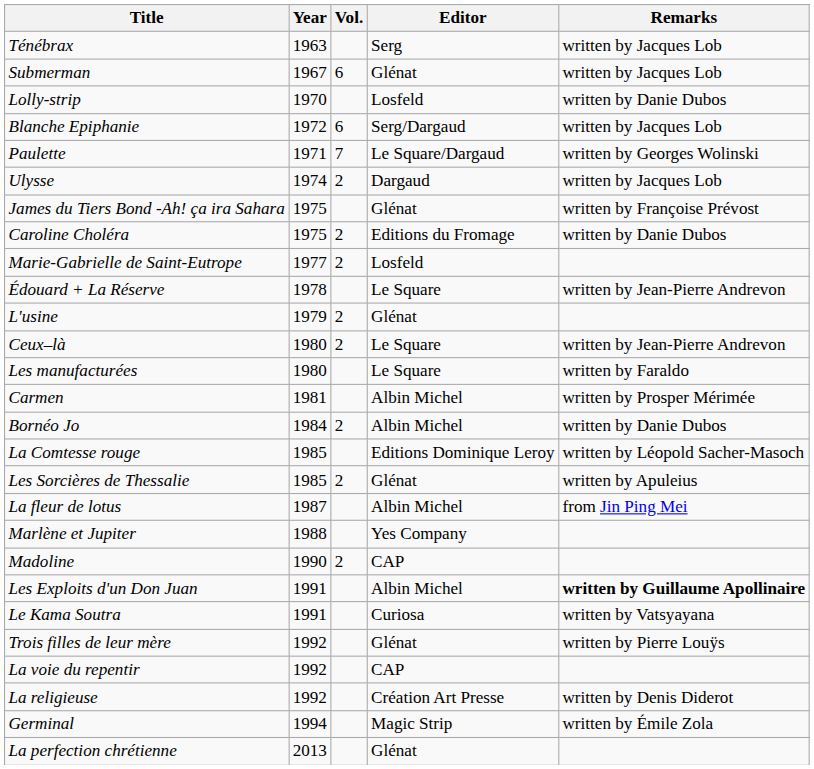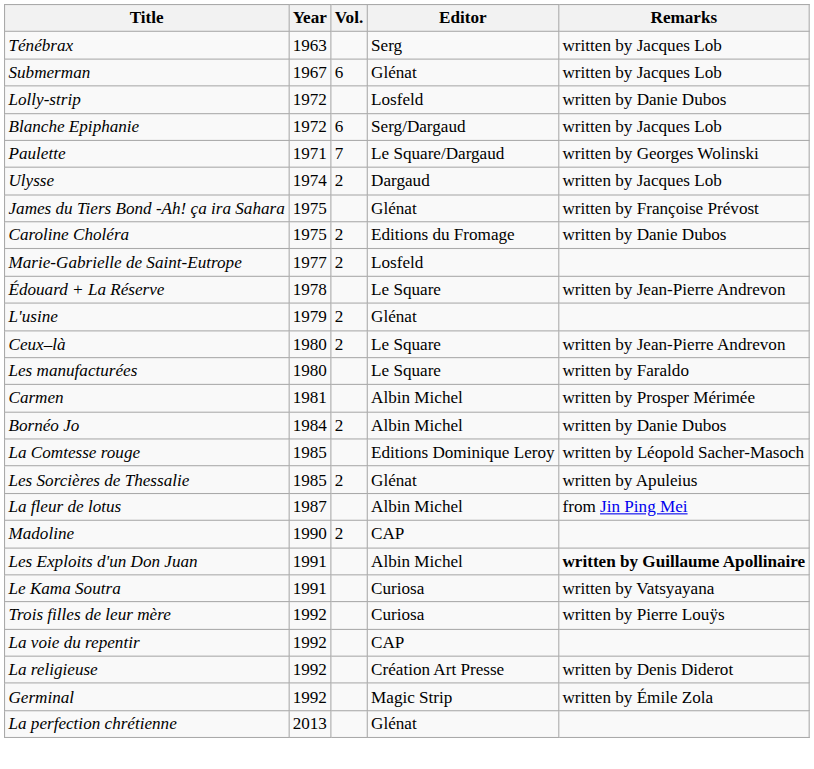(310, 99) 1970 -> (310, 99) 1972
- row: (72, 533)
(394, 642) Glénat -> (398, 615) Curiosa
(310, 724) 1994 -> (310, 696) 1992
